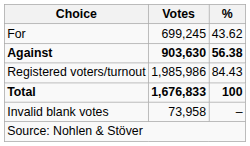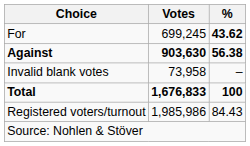(227, 33) normal -> (227, 33) bold
rows swapped: (58, 111) <-> (76, 72)
